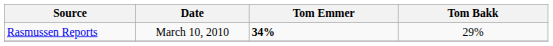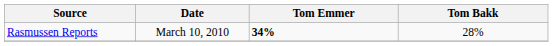(473, 31) 29% -> (473, 31) 28%
